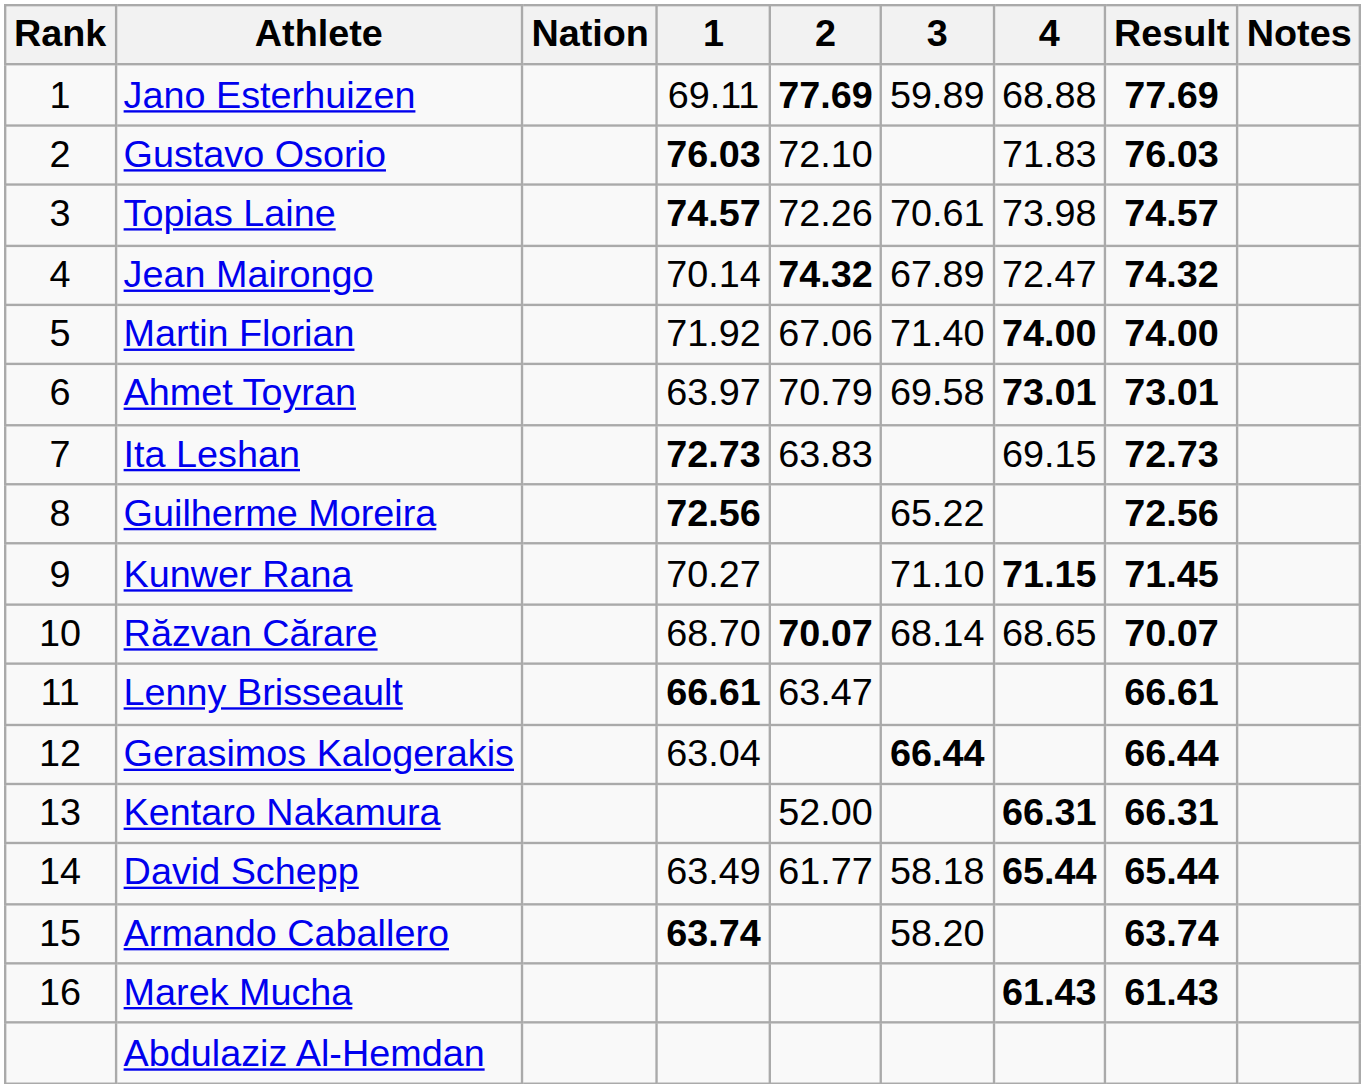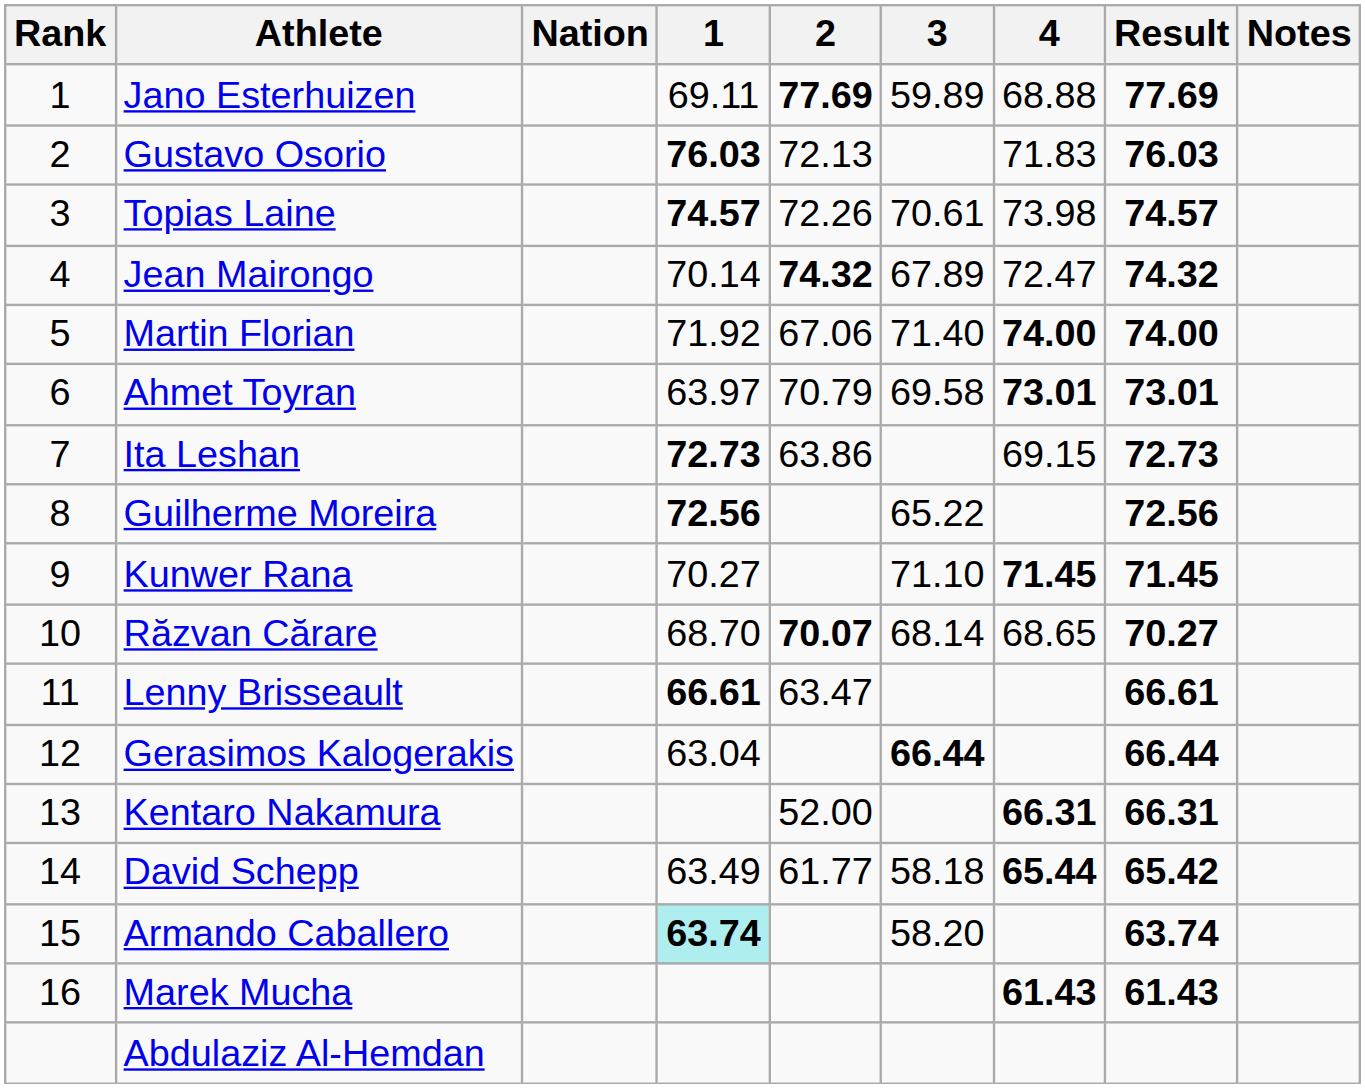(825, 154) 72.10 -> (825, 154) 72.13
(825, 453) 63.83 -> (825, 453) 63.86
(1049, 573) 71.15 -> (1049, 573) 71.45
(1172, 633) 70.07 -> (1172, 633) 70.27
(1172, 872) 65.44 -> (1172, 872) 65.42
(714, 932) no background -> (714, 932) paleturquoise background
